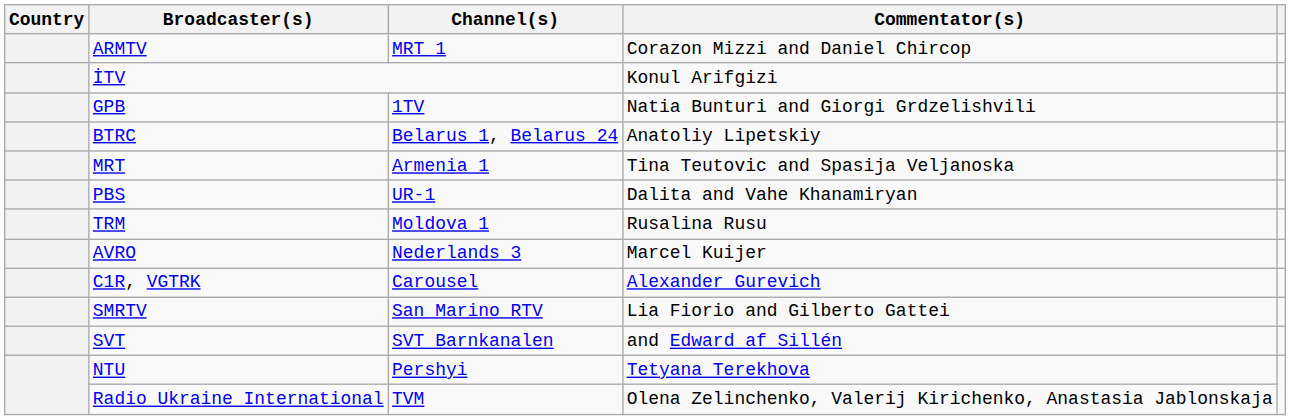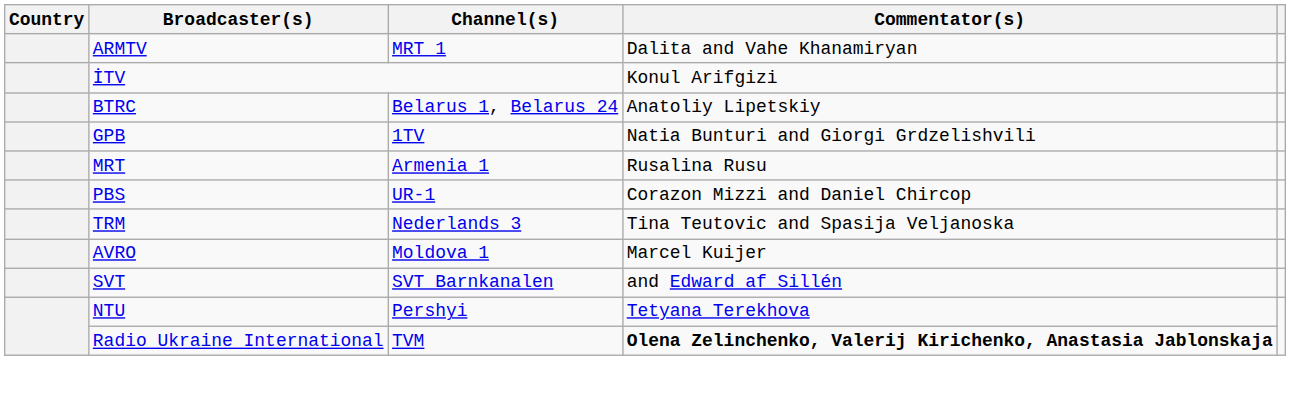(799, 49) Corazon Mizzi and Daniel Chircop -> (772, 49) Dalita and Vahe Khanamiryan
rows swapped: (114, 136) <-> (109, 107)
(821, 166) Tina Teutovic and Spasija Veljanoska -> (697, 166) Rusalina Rusu
(772, 195) Dalita and Vahe Khanamiryan -> (799, 195) Corazon Mizzi and Daniel Chircop
(441, 224) Moldova 1 -> (457, 224) Nederlands 3
(697, 224) Rusalina Rusu -> (821, 224) Tina Teutovic and Spasija Veljanoska
(457, 253) Nederlands 3 -> (441, 253) Moldova 1
- row: (147, 282)
- row: (120, 312)
(950, 399) normal -> (950, 341) bold
